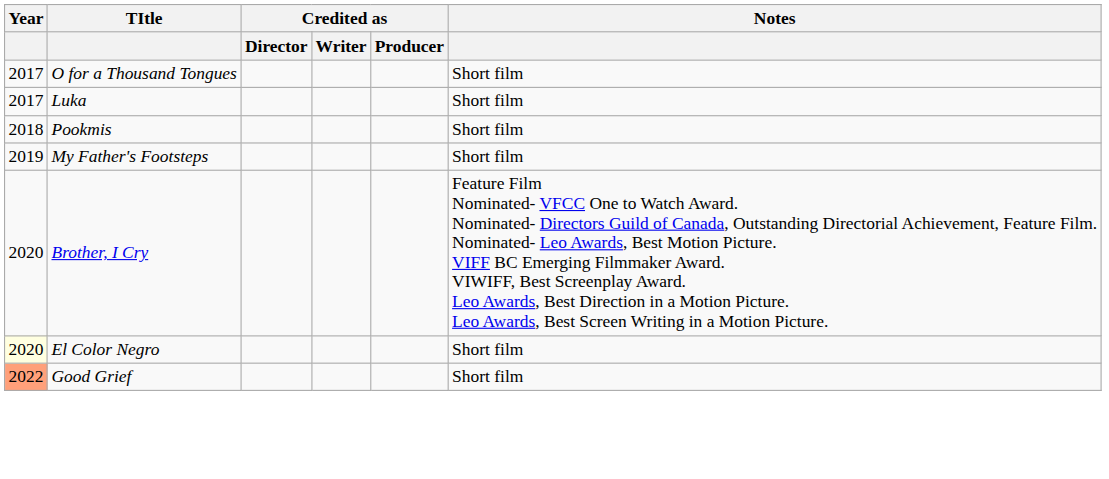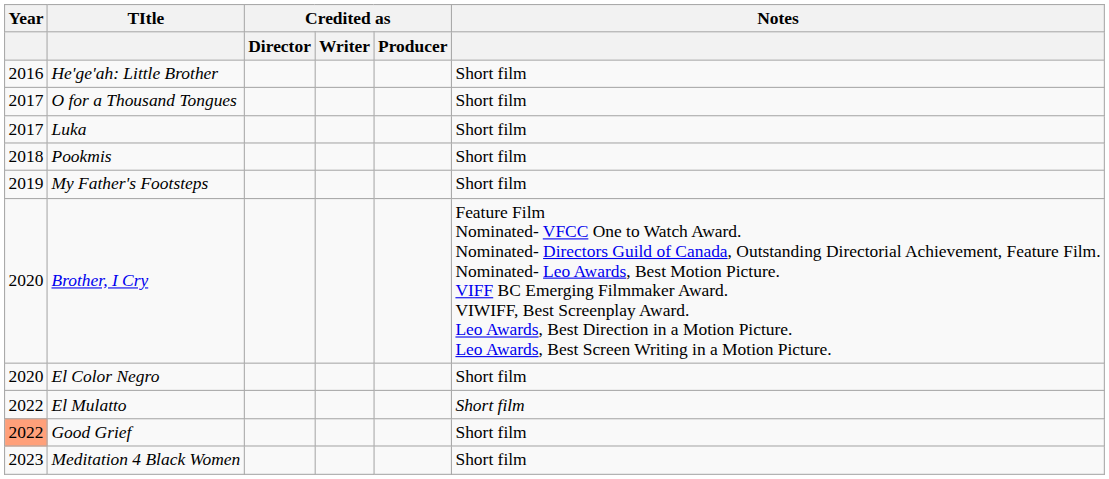+ row: (135, 73)
(26, 349) lightyellow background -> (26, 376) no background
+ row: (89, 404)
+ row: (146, 459)
